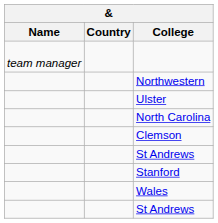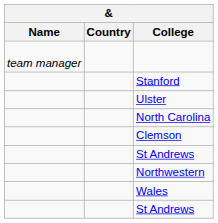rows swapped: (44, 81) <-> (44, 173)
